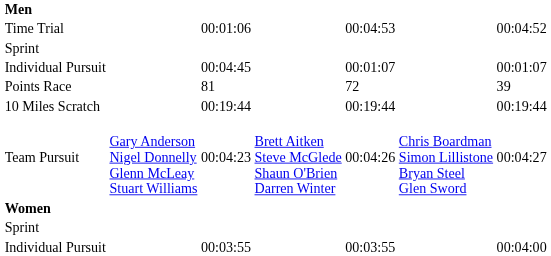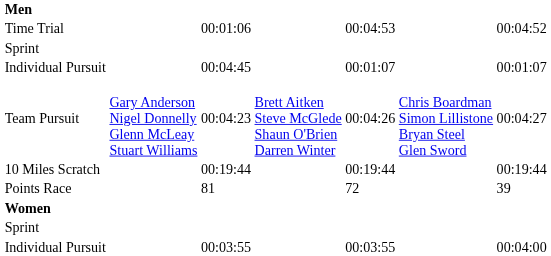rows swapped: (42, 157) <-> (38, 87)
